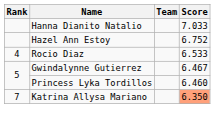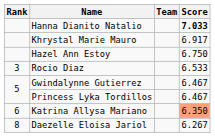(195, 26) normal -> (195, 26) bold
+ row: (84, 40)
(195, 40) 6.752 -> (195, 54) 6.750
(17, 54) 4 -> (17, 68) 3
(195, 82) 6.460 -> (195, 97) 6.467
(17, 97) 7 -> (17, 111) 6
+ row: (89, 125)
